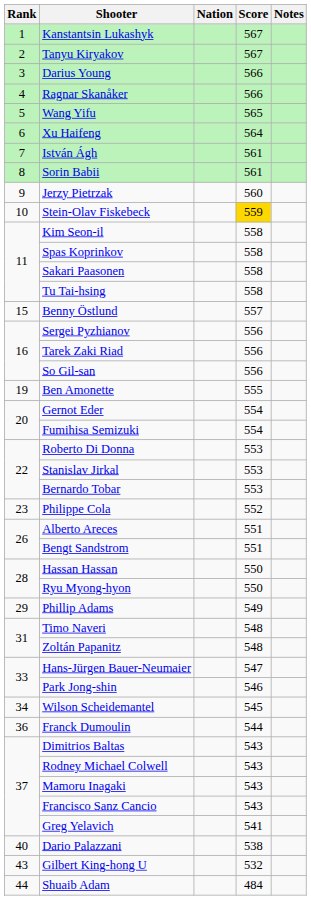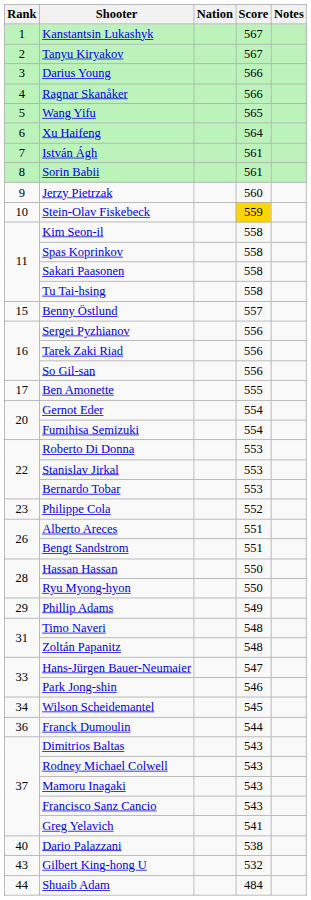(22, 390) 19 -> (22, 390) 17
